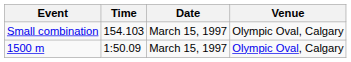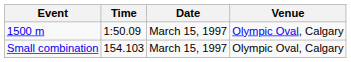rows swapped: (26, 48) <-> (53, 31)
